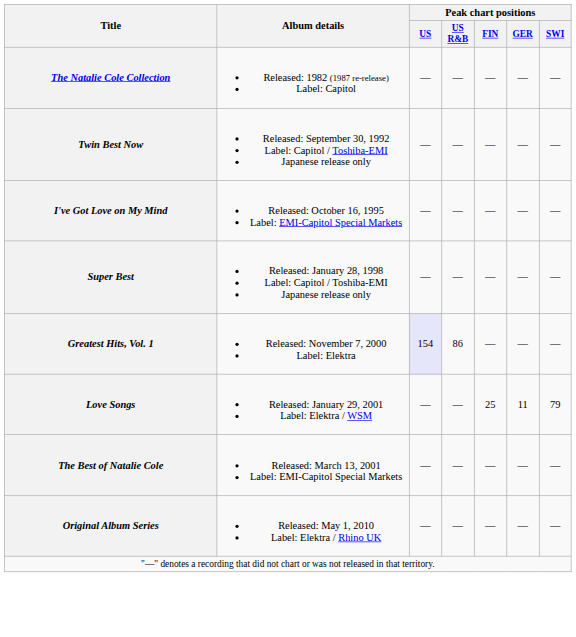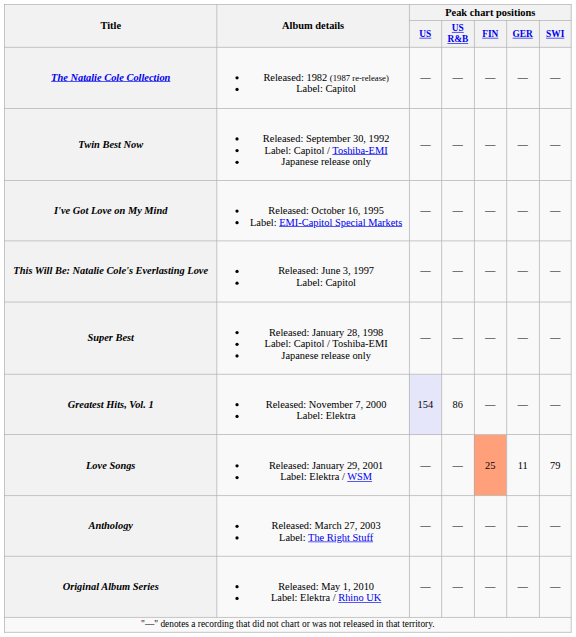+ row: (111, 271)
(490, 404) no background -> (490, 465) lightsalmon background
- row: (111, 465)
+ row: (111, 526)
